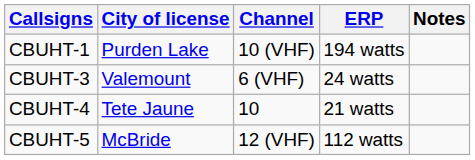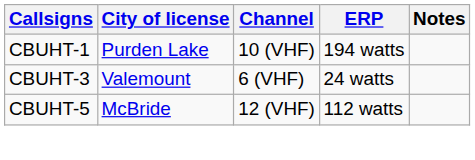- row: (49, 109)
